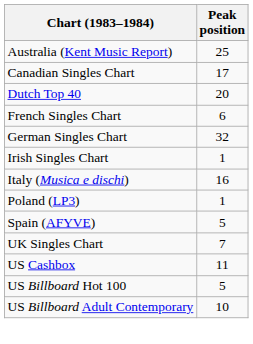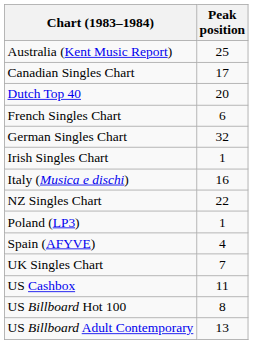+ row: (55, 200)
(222, 222) 5 -> (222, 243) 4
(222, 286) 5 -> (222, 307) 8
(222, 307) 10 -> (222, 328) 13
